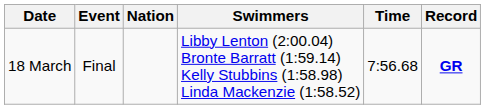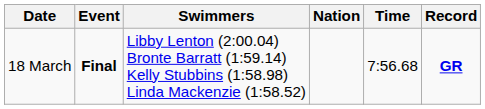columns swapped: (150, 16) <-> (271, 16)
(99, 66) normal -> (99, 66) bold
